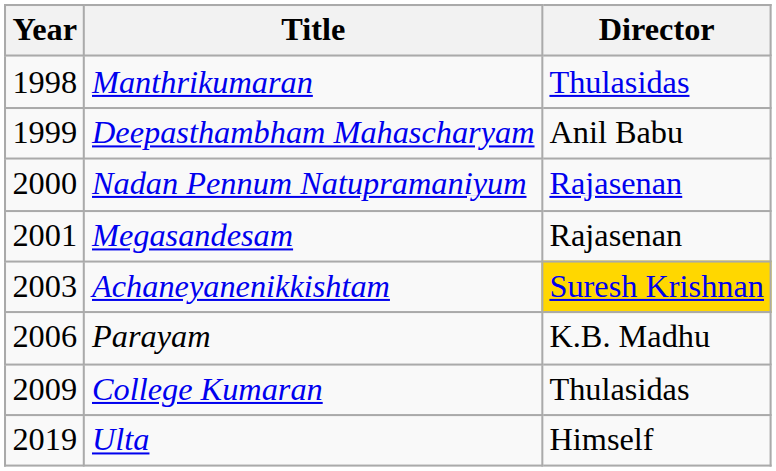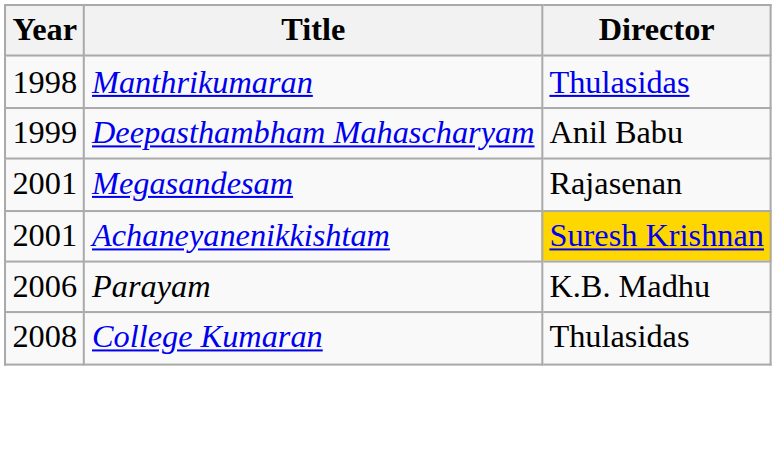- row: (309, 183)
(45, 286) 2003 -> (45, 235) 2001
(45, 388) 2009 -> (45, 337) 2008
- row: (121, 440)
